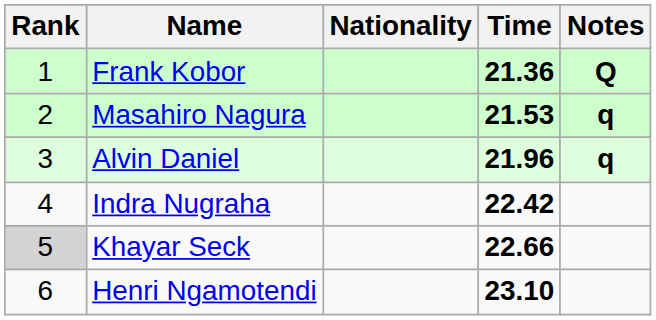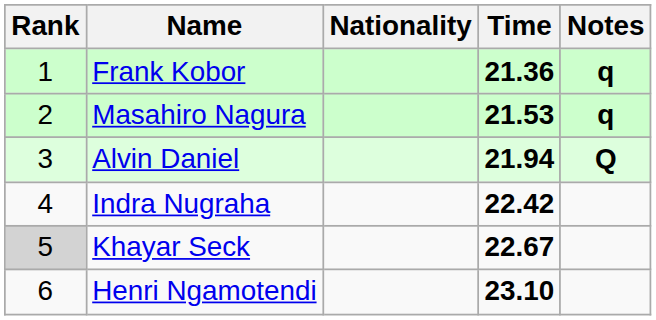(606, 70) Q -> (606, 70) q
(519, 159) 21.96 -> (519, 159) 21.94
(606, 159) q -> (606, 159) Q
(519, 247) 22.66 -> (519, 247) 22.67
